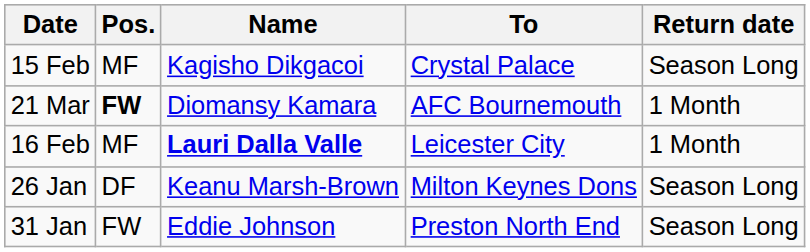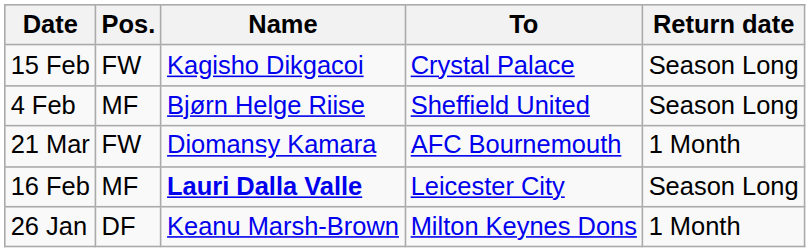(120, 65) MF -> (121, 65) FW
+ row: (43, 105)
(121, 105) bold -> (121, 145) normal
(695, 145) 1 Month -> (724, 186) Season Long
(724, 186) Season Long -> (695, 226) 1 Month
- row: (49, 226)
